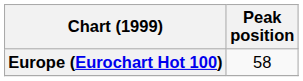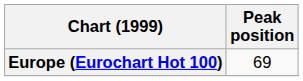(262, 62) 58 -> (262, 62) 69
